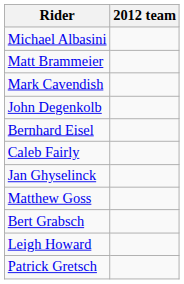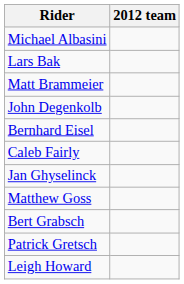+ row: (34, 61)
- row: (56, 84)
rows swapped: (52, 267) <-> (50, 244)
